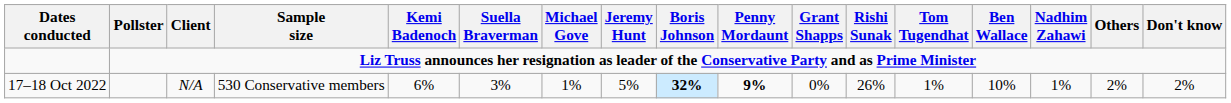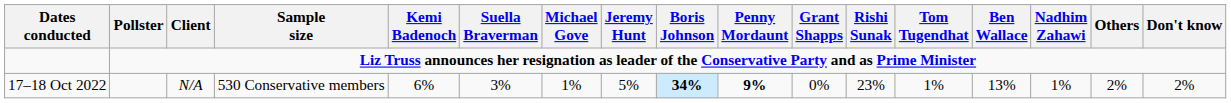(687, 85) 32% -> (687, 85) 34%
(871, 85) 26% -> (871, 85) 23%
(1002, 85) 10% -> (1002, 85) 13%
